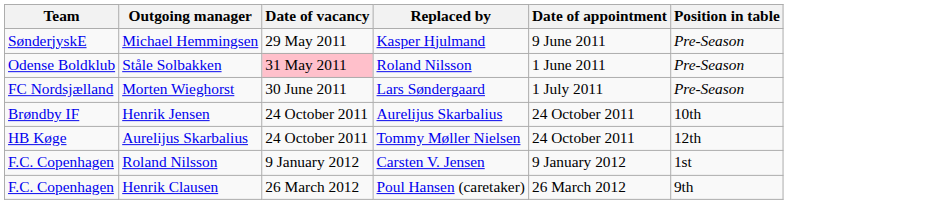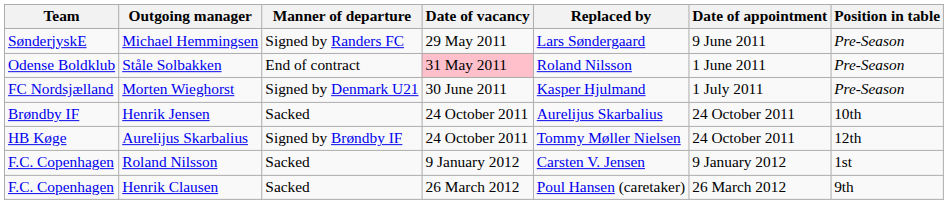+ column: (342, 16)
(431, 41) Kasper Hjulmand -> (591, 41) Lars Søndergaard
(431, 89) Lars Søndergaard -> (591, 89) Kasper Hjulmand
